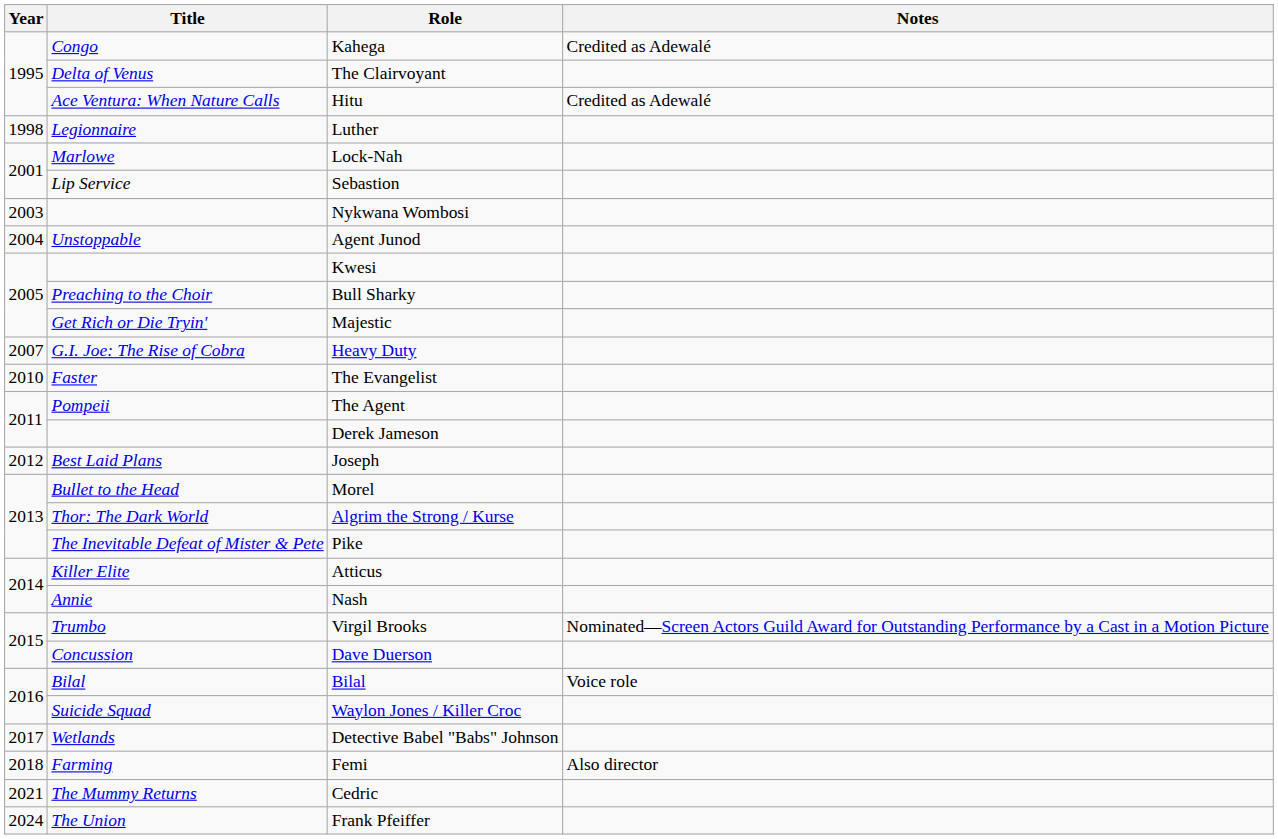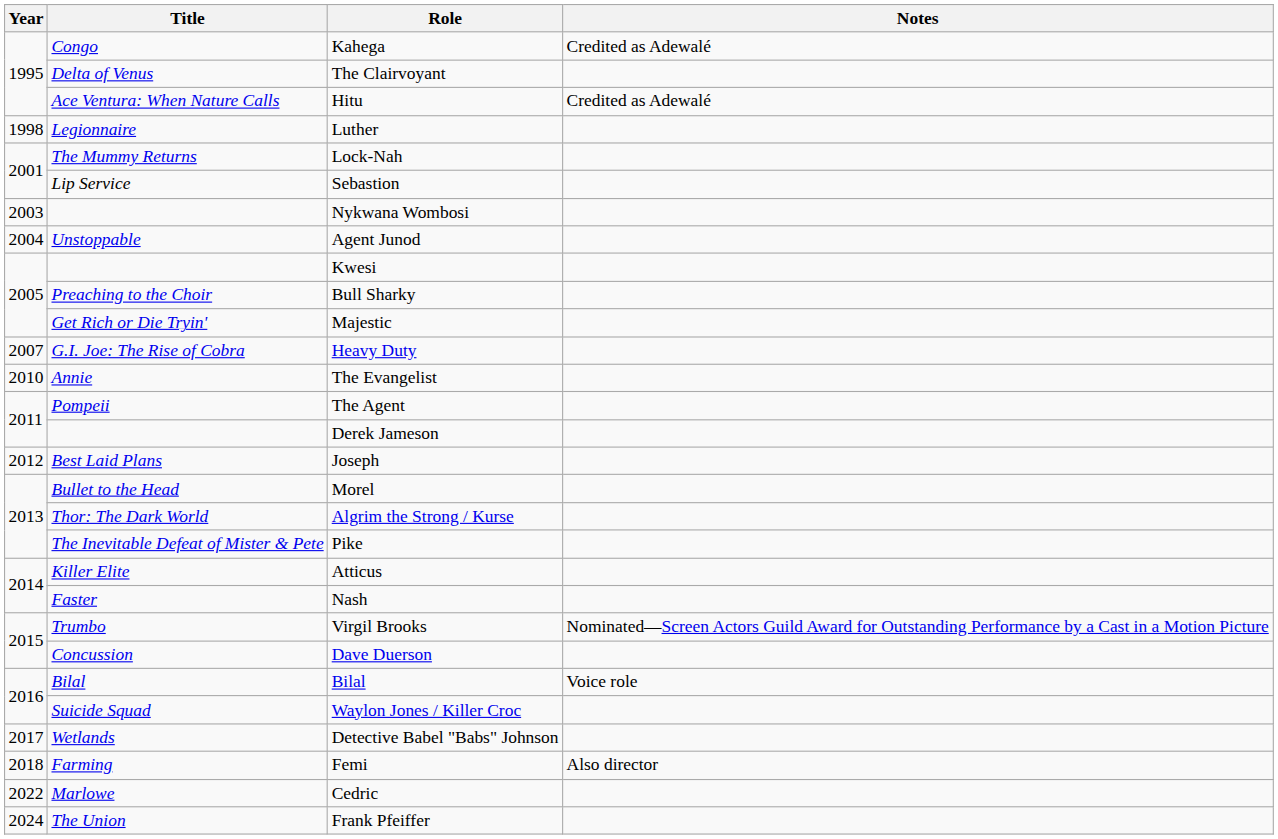(83, 156) Marlowe -> (124, 156) The Mummy Returns
(74, 377) Faster -> (72, 377) Annie
(72, 599) Annie -> (74, 599) Faster
(26, 792) 2021 -> (26, 792) 2022
(124, 792) The Mummy Returns -> (83, 792) Marlowe
